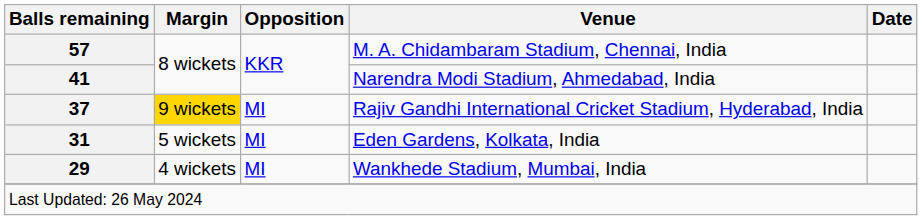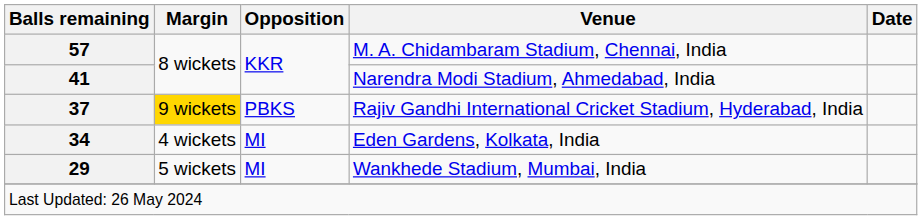(255, 109) MI -> (270, 109) PBKS
(79, 139) 31 -> (79, 139) 34
(197, 139) 5 wickets -> (197, 139) 4 wickets
(197, 169) 4 wickets -> (197, 169) 5 wickets
